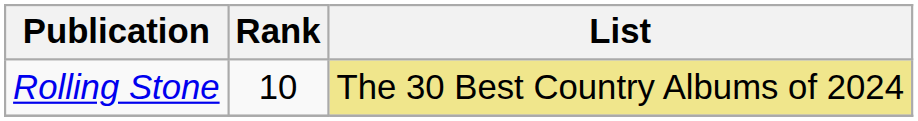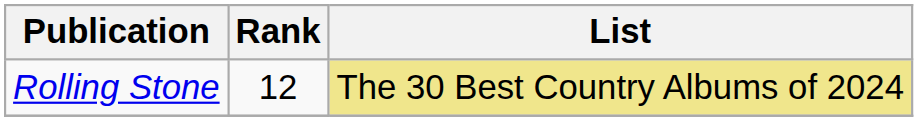(278, 87) 10 -> (278, 87) 12
